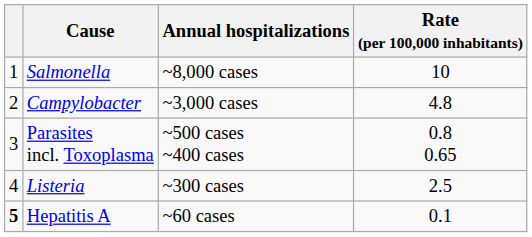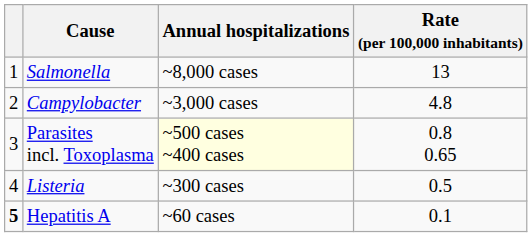(440, 72) 10 -> (440, 72) 13
(203, 144) no background -> (203, 144) lightyellow background
(440, 186) 2.5 -> (440, 186) 0.5
